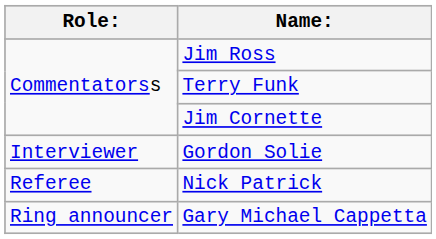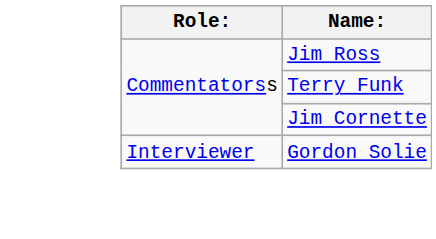- row: (252, 185)
- row: (305, 218)
